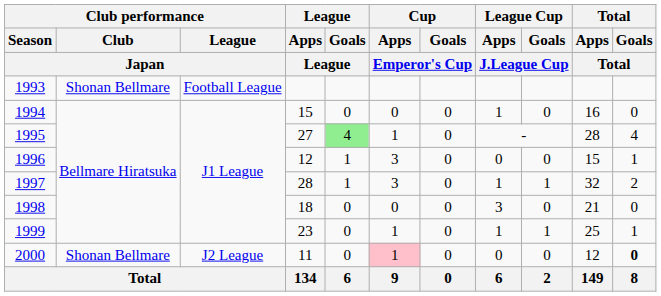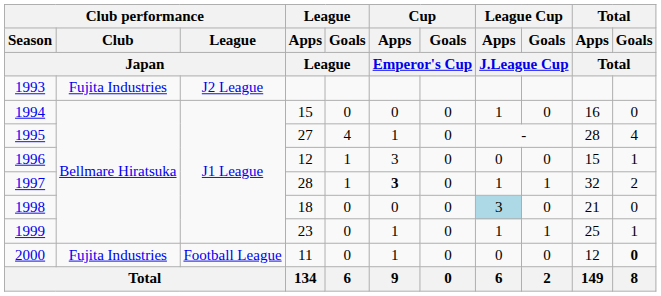(118, 87) Shonan Bellmare -> (118, 87) Fujita Industries
(233, 87) Football League -> (233, 87) J2 League
(347, 135) lightgreen background -> (347, 135) no background
(395, 183) normal -> (395, 183) bold
(499, 207) no background -> (499, 207) lightblue background
(118, 254) Shonan Bellmare -> (118, 254) Fujita Industries
(233, 254) J2 League -> (233, 254) Football League
(395, 254) pink background -> (395, 254) no background
